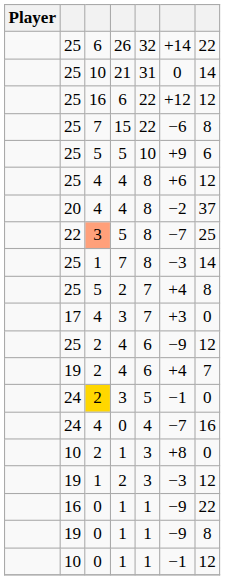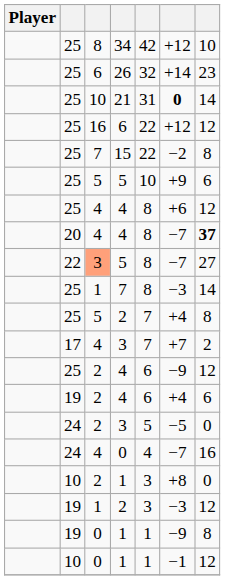+ row: (72, 45)
(207, 45) 22 -> (207, 72) 23
(177, 72) normal -> (177, 99) bold
(177, 126) −6 -> (177, 153) −2
(177, 208) −2 -> (177, 235) −7
(207, 208) normal -> (207, 235) bold
(207, 235) 25 -> (207, 262) 27
(177, 316) +3 -> (177, 343) +7
(207, 316) 0 -> (207, 343) 2
(207, 371) 7 -> (207, 398) 6
(97, 398) gold background -> (97, 425) no background
(177, 398) −1 -> (177, 425) −5
- row: (72, 506)
